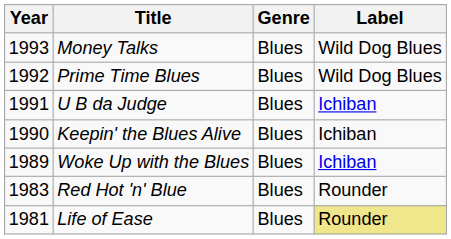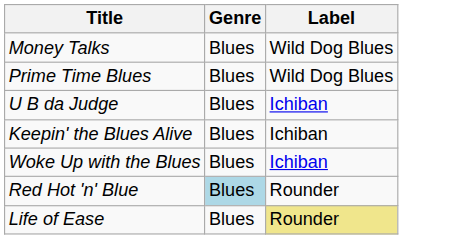- column: (29, 18)
(280, 190) no background -> (232, 190) lightblue background
